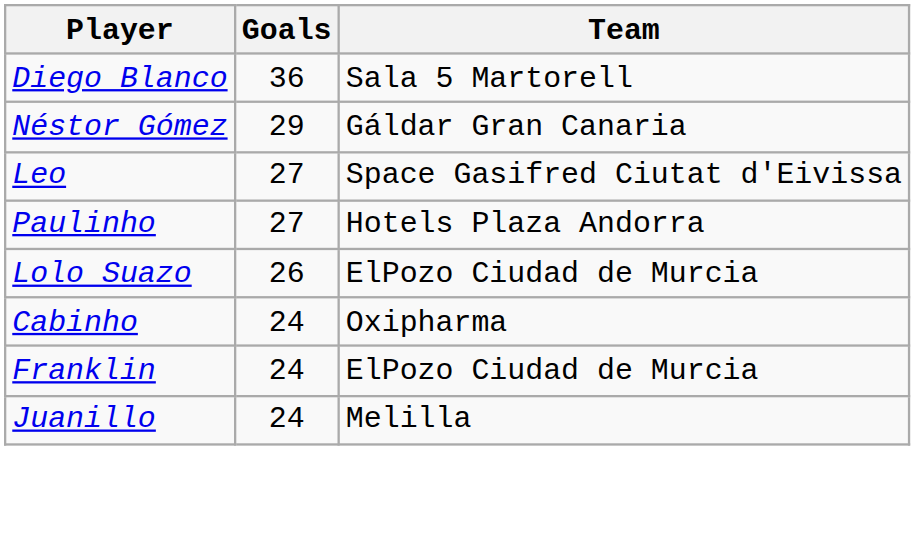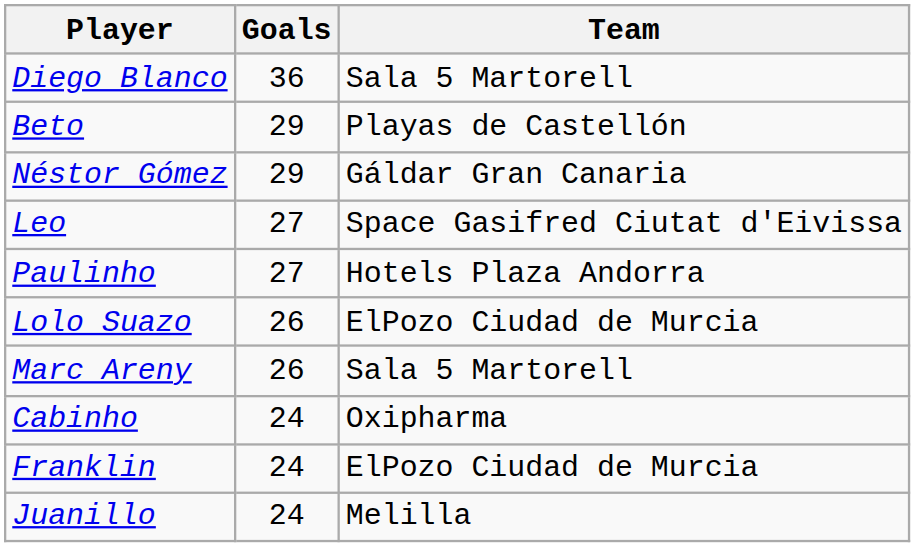+ row: (48, 127)
+ row: (102, 371)
